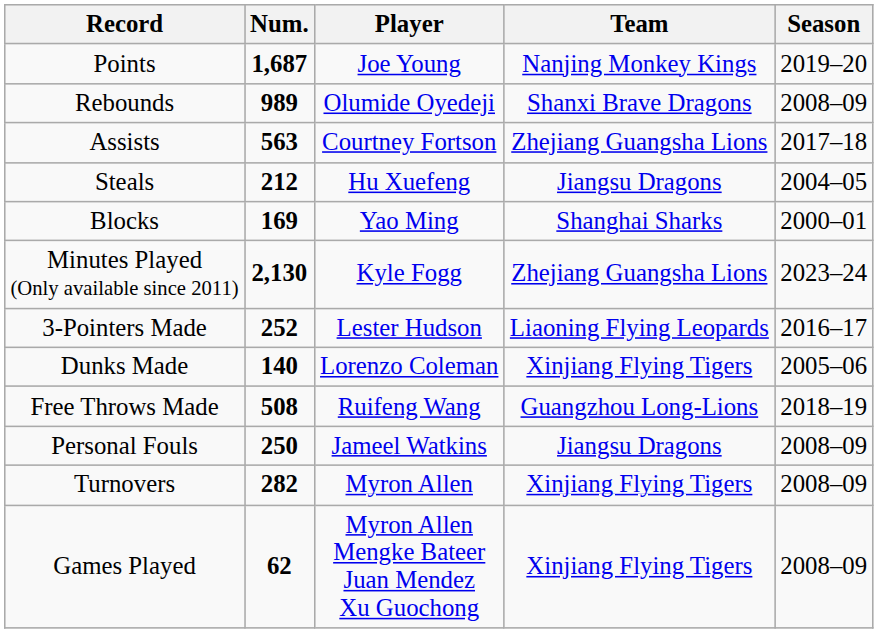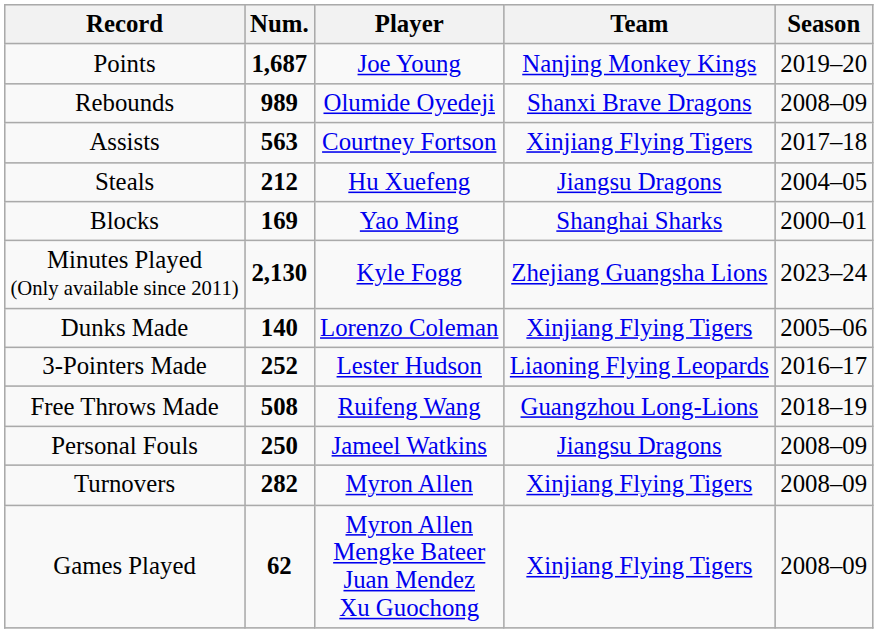(639, 142) Zhejiang Guangsha Lions -> (639, 142) Xinjiang Flying Tigers
rows swapped: (125, 327) <-> (125, 366)
